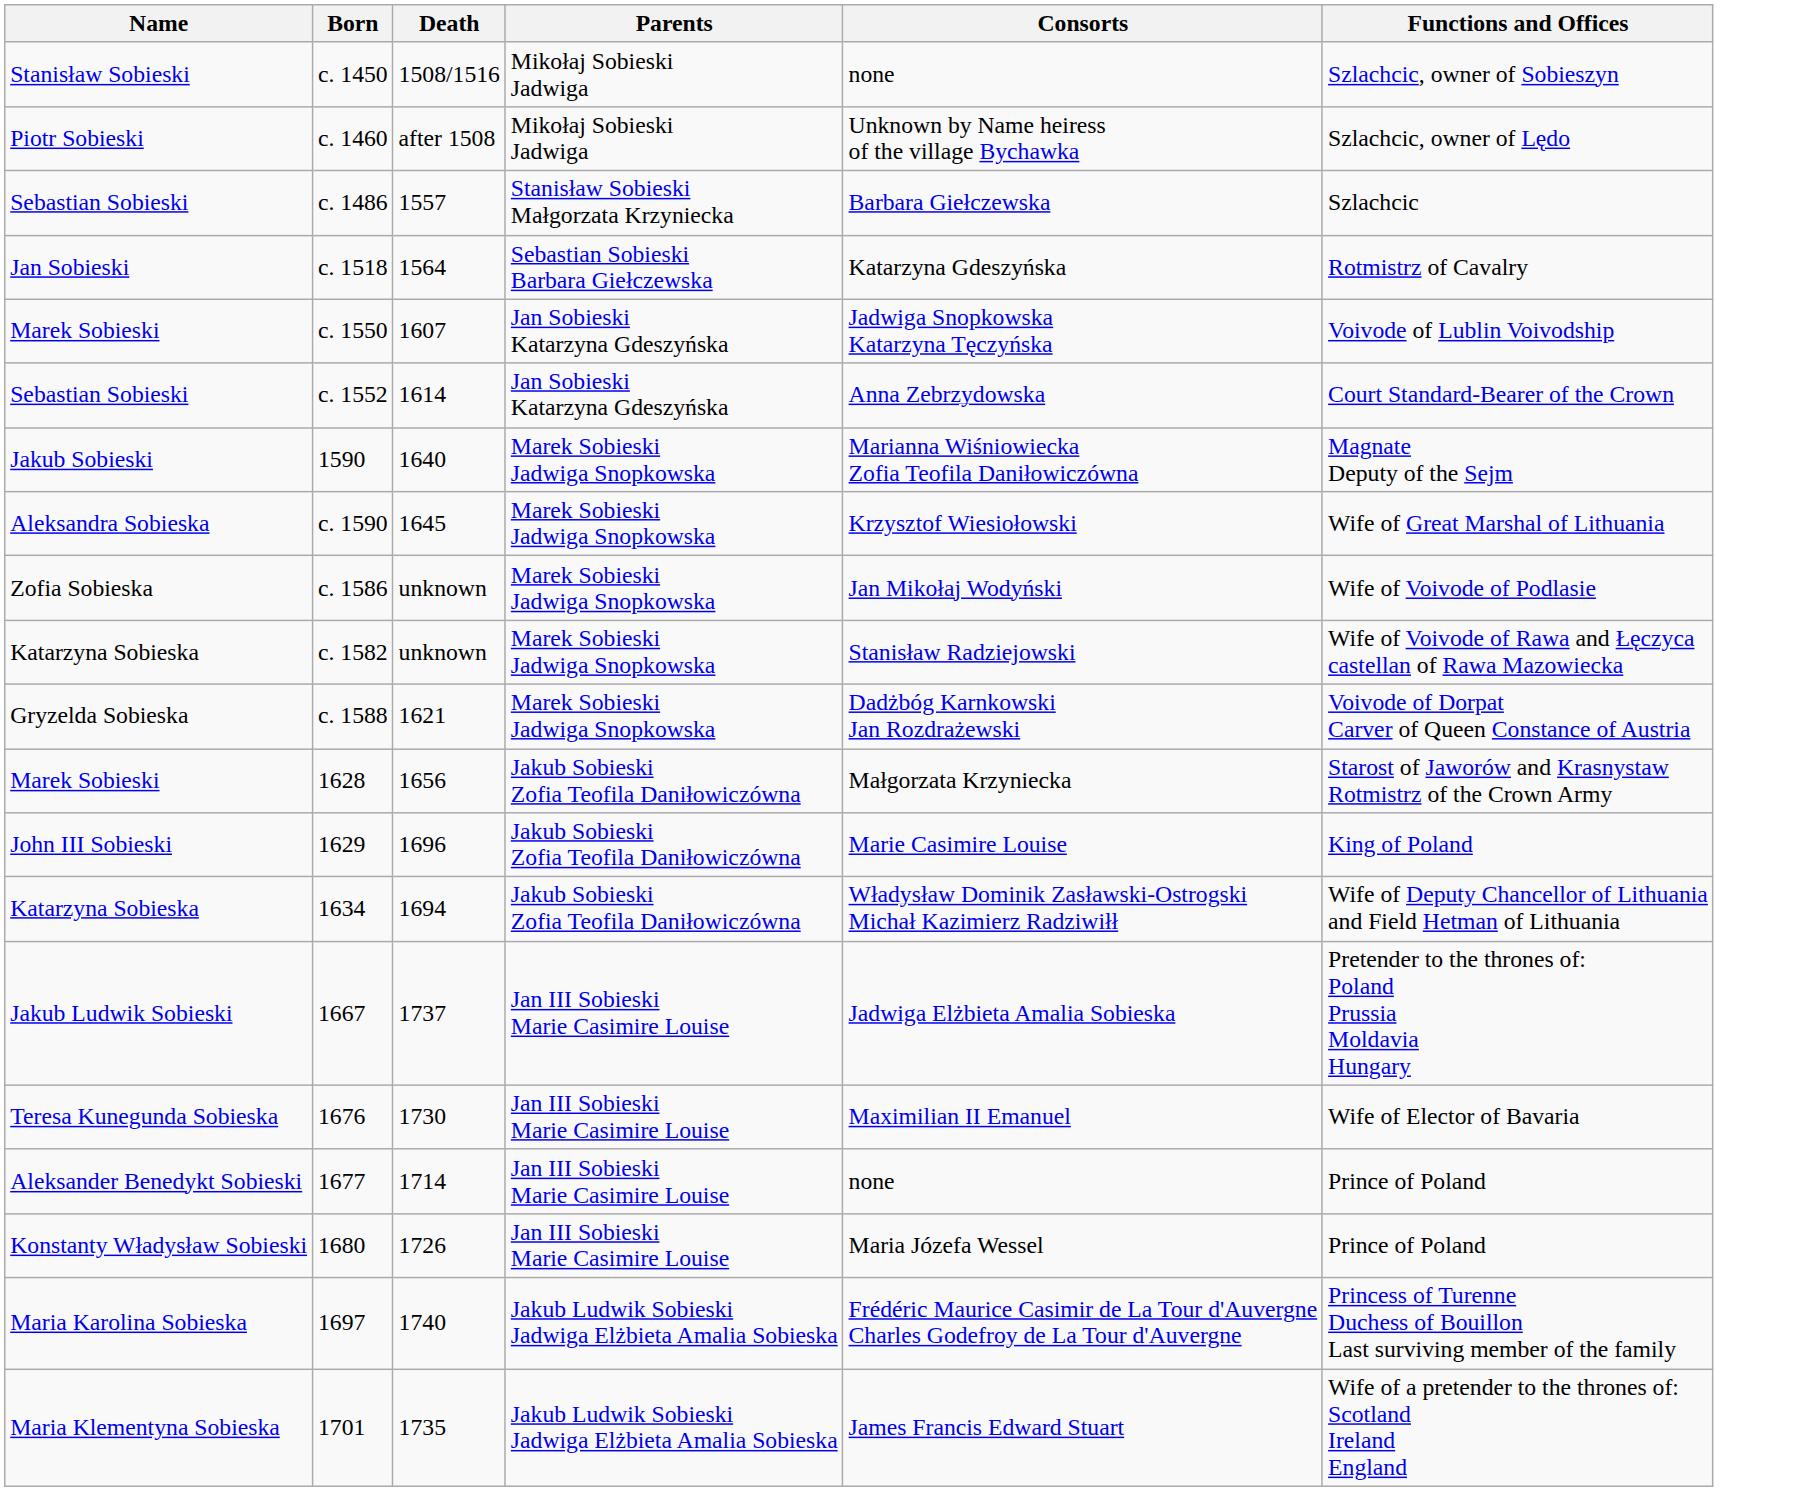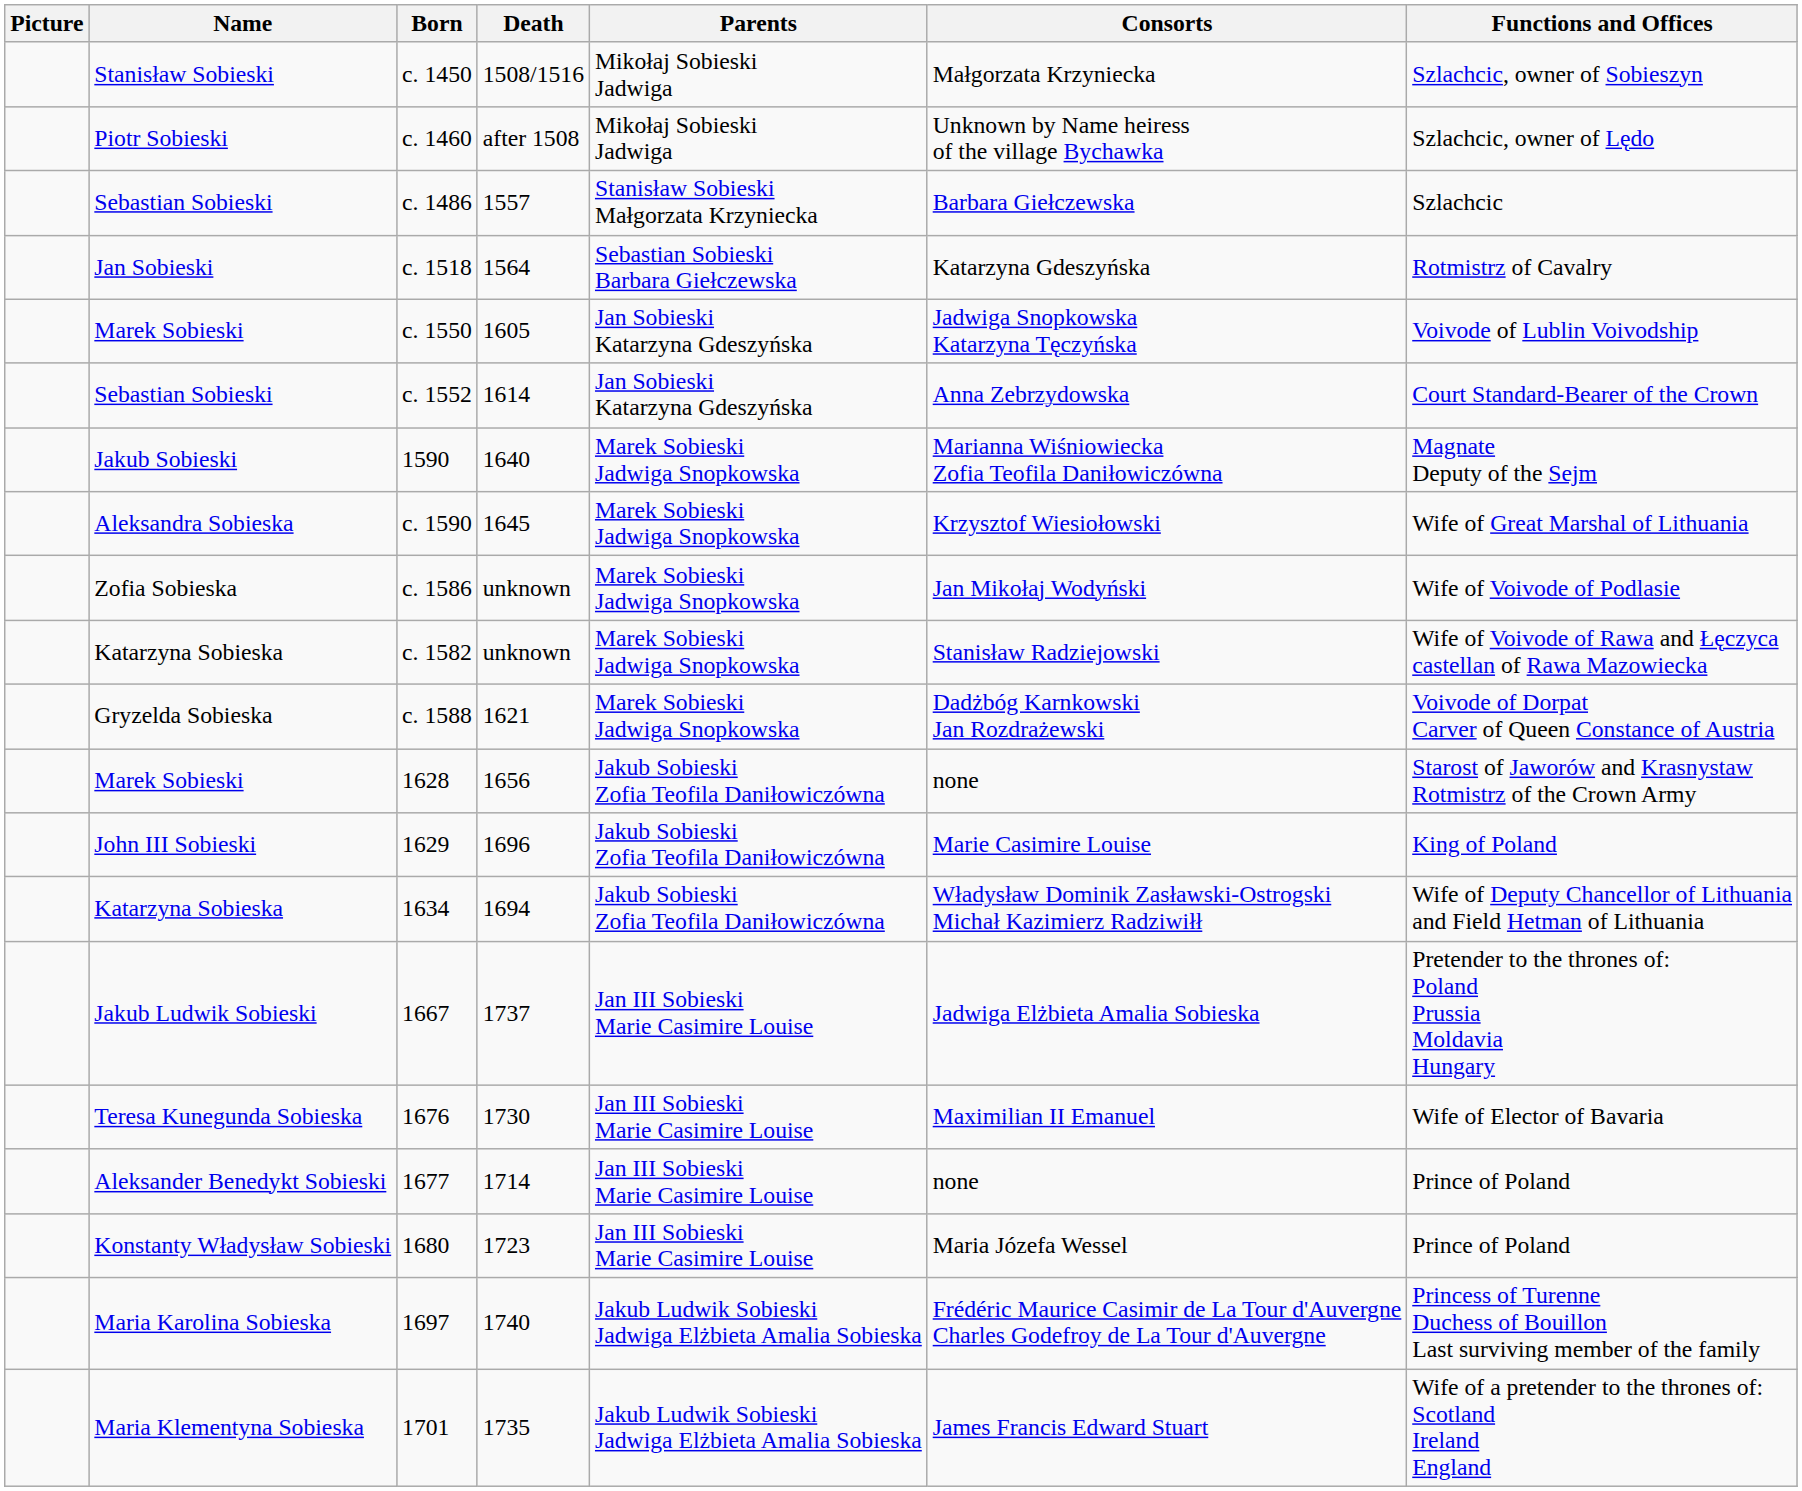+ column: (47, 23)
(872, 74) none -> (1044, 74) Małgorzata Krzyniecka
(422, 330) 1607 -> (506, 330) 1605
(960, 780) Małgorzata Krzyniecka -> (956, 780) none
(422, 1245) 1726 -> (506, 1245) 1723
